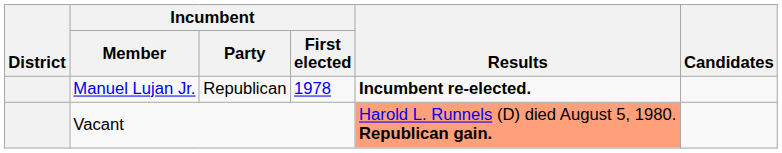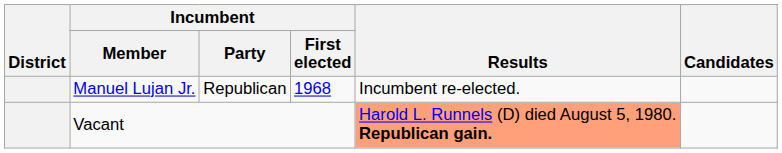(313, 89) 1978 -> (313, 89) 1968
(445, 89) bold -> (440, 89) normal
